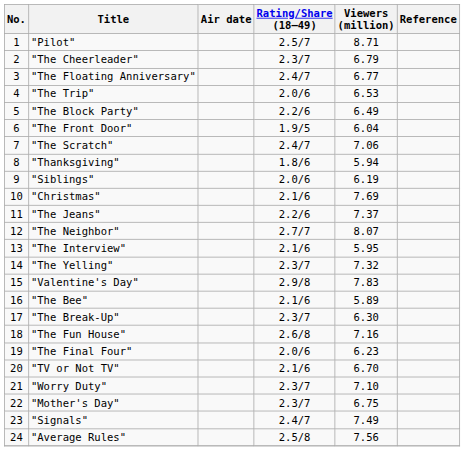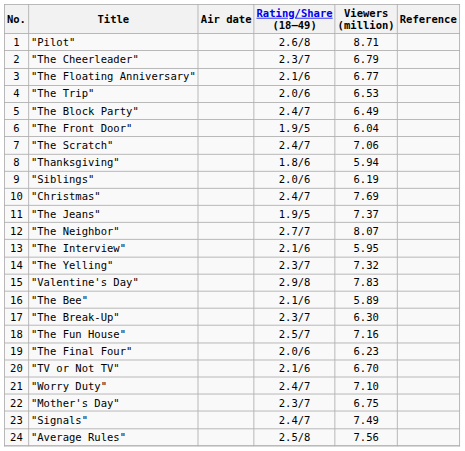(295, 42) 2.5/7 -> (295, 42) 2.6/8
(295, 77) 2.4/7 -> (295, 77) 2.1/6
(295, 111) 2.2/6 -> (295, 111) 2.4/7
(295, 197) 2.1/6 -> (295, 197) 2.4/7
(295, 214) 2.2/6 -> (295, 214) 1.9/5
(295, 334) 2.6/8 -> (295, 334) 2.5/7
(295, 386) 2.3/7 -> (295, 386) 2.4/7
